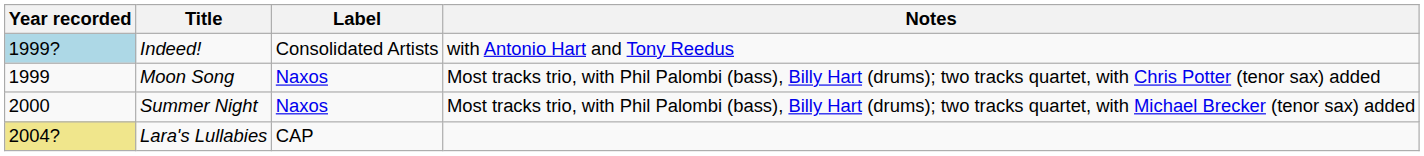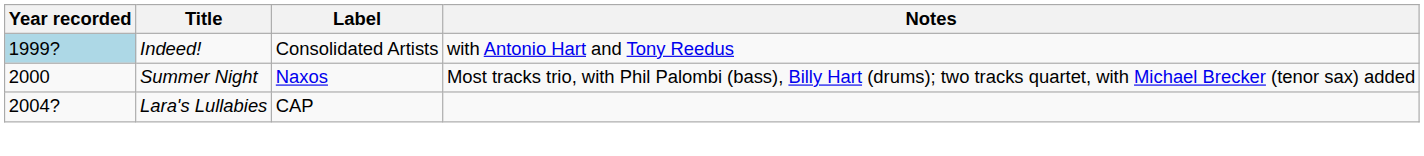- row: (187, 77)
(34, 135) khaki background -> (34, 106) no background
